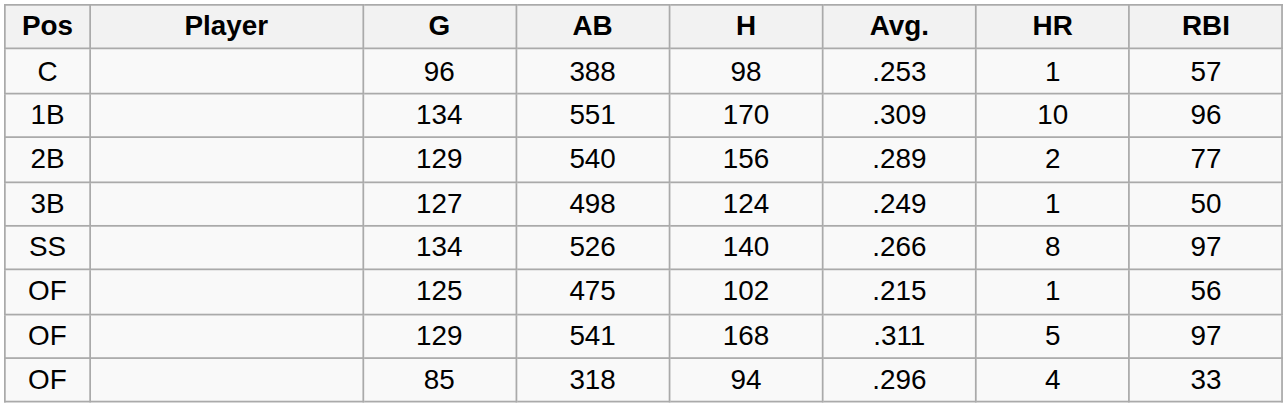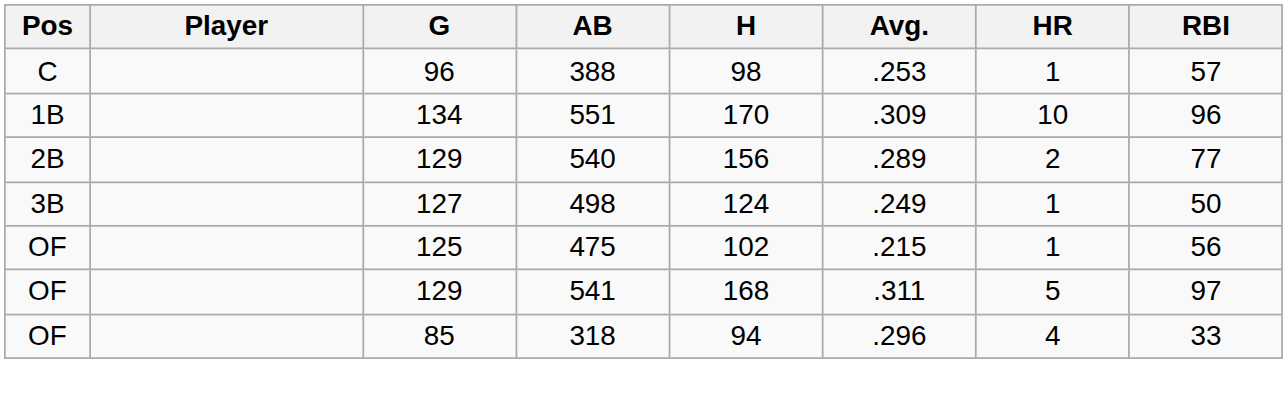- row: (593, 247)
